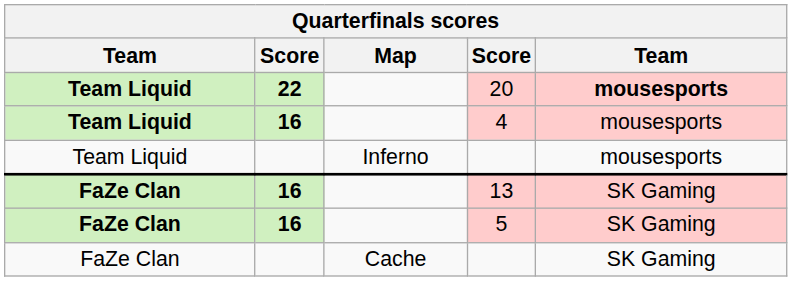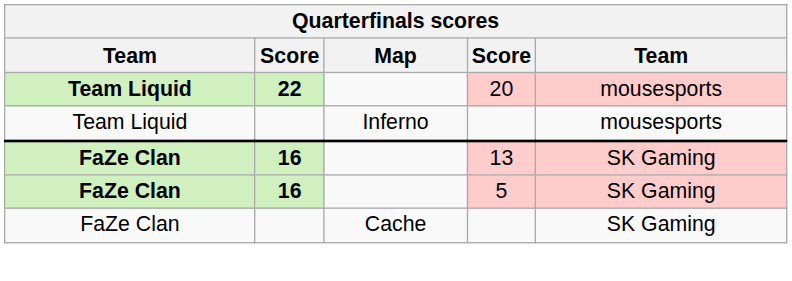(661, 88) bold -> (661, 88) normal
- row: (396, 123)
